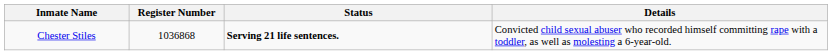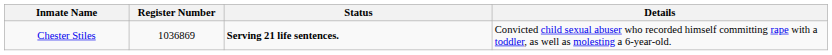(177, 35) 1036868 -> (177, 35) 1036869
